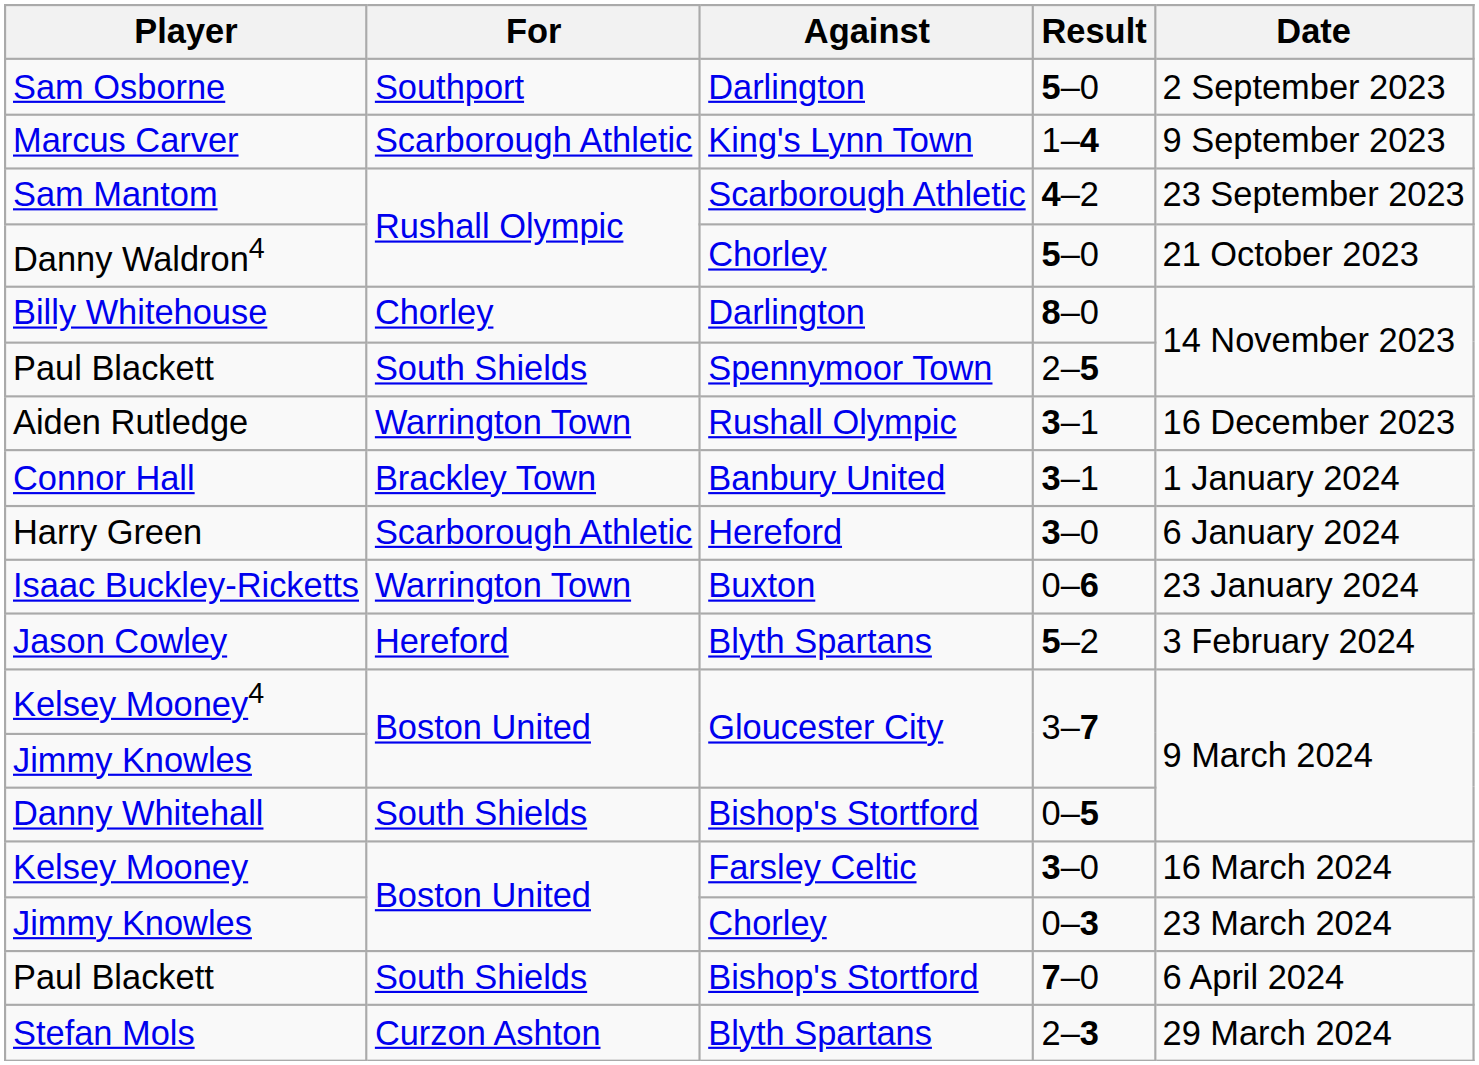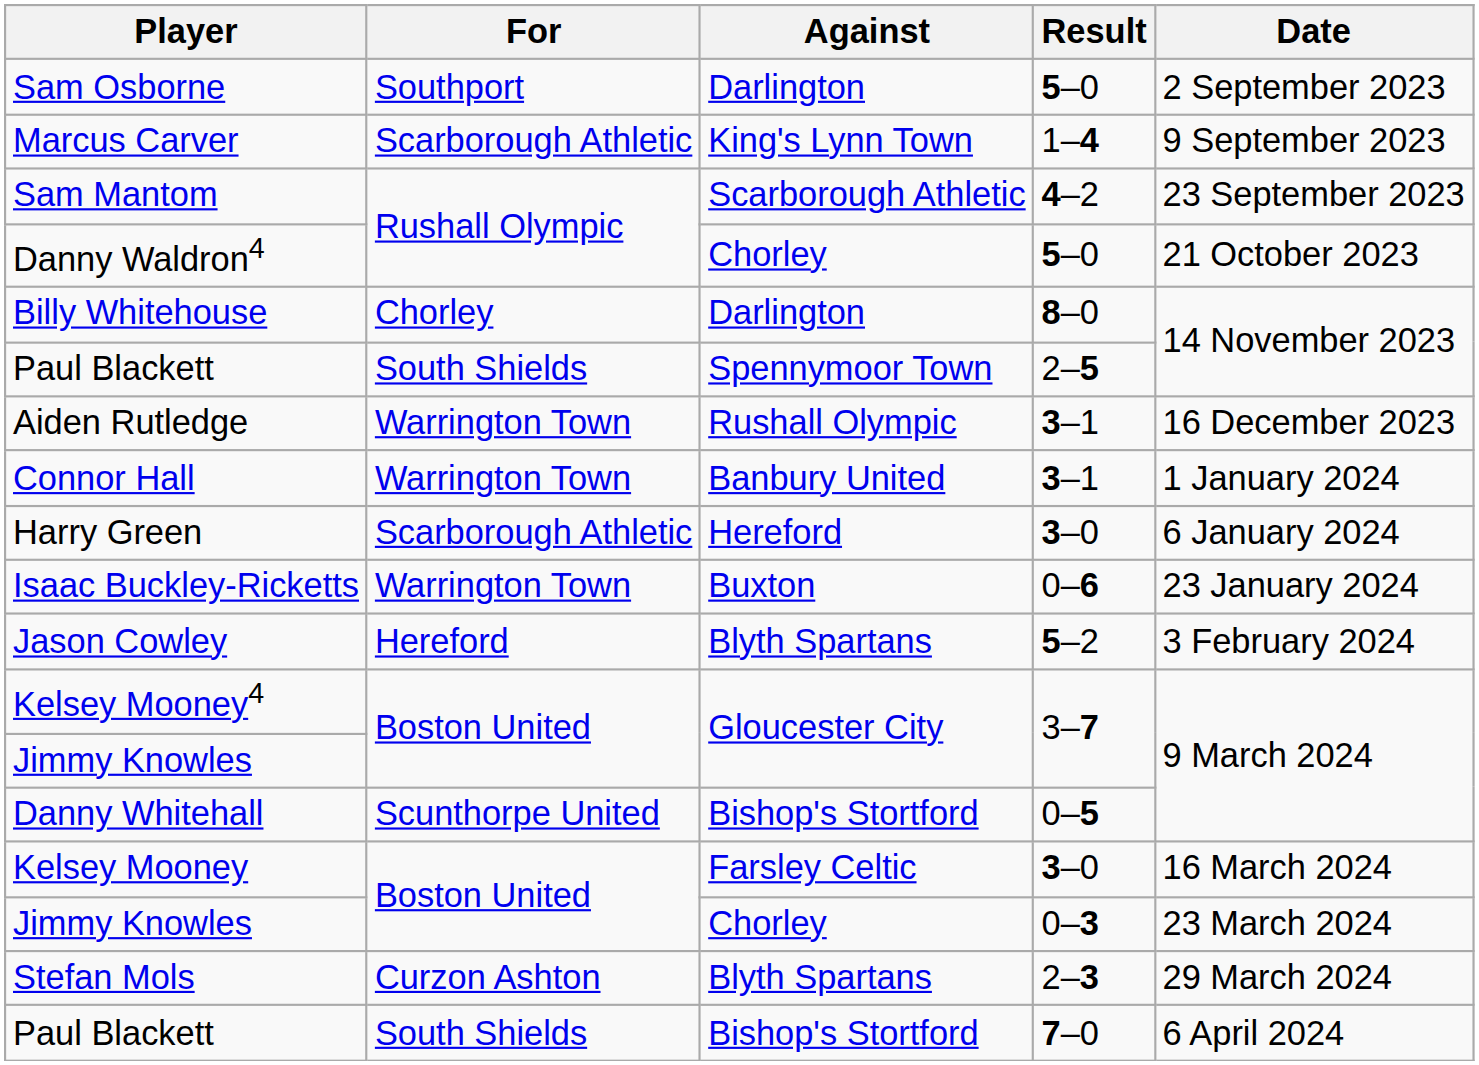(485, 477) Brackley Town -> (503, 477) Warrington Town
(481, 814) South Shields -> (517, 814) Scunthorpe United
rows swapped: (104, 1032) <-> (113, 977)
